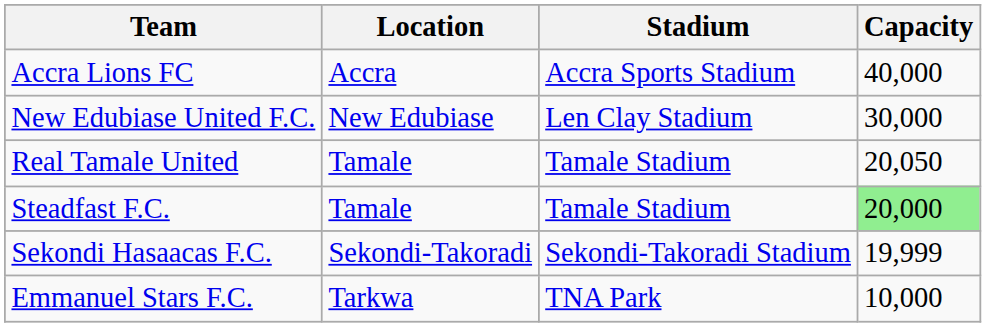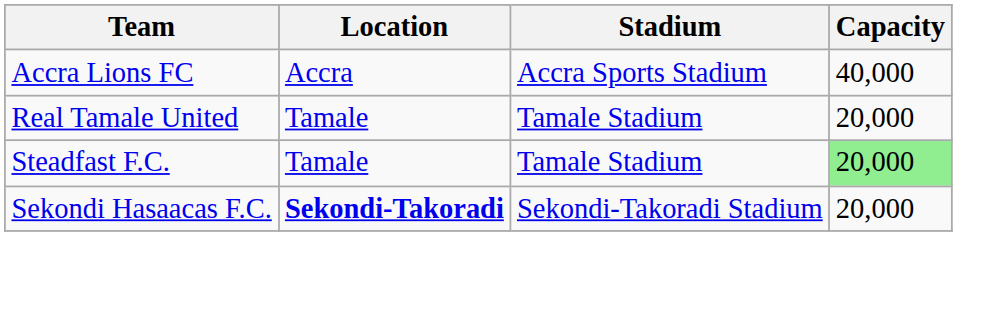- row: (163, 117)
(903, 162) 20,050 -> (875, 117) 20,000
(430, 252) normal -> (394, 207) bold
(903, 252) 19,999 -> (875, 207) 20,000
- row: (132, 298)
